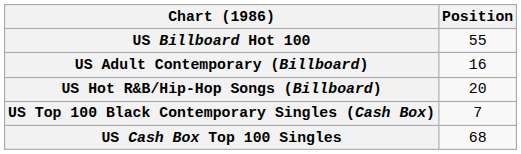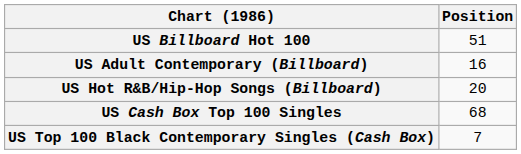(478, 41) 55 -> (478, 41) 51
rows swapped: (222, 137) <-> (222, 113)
